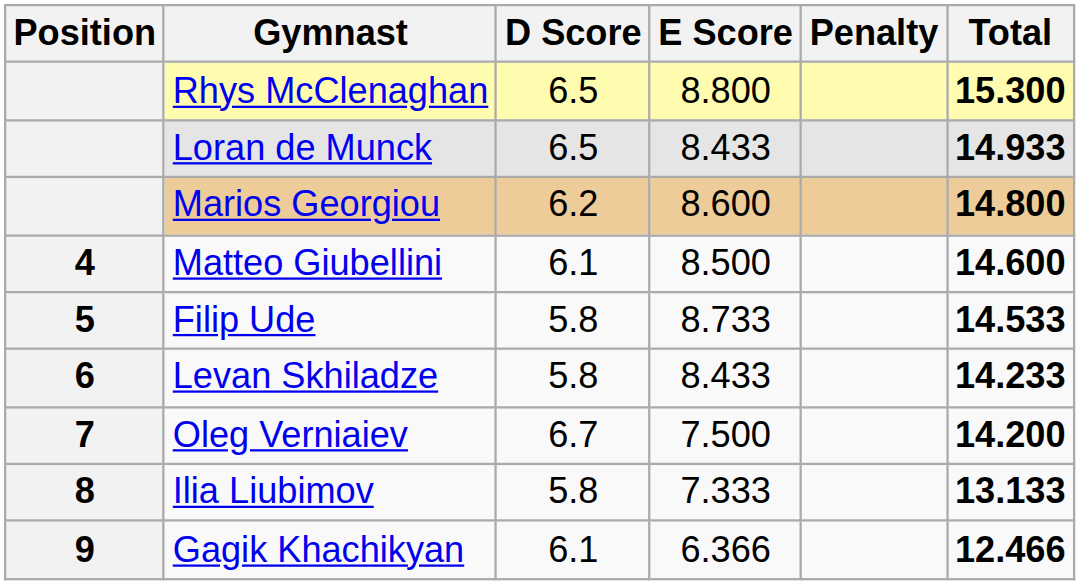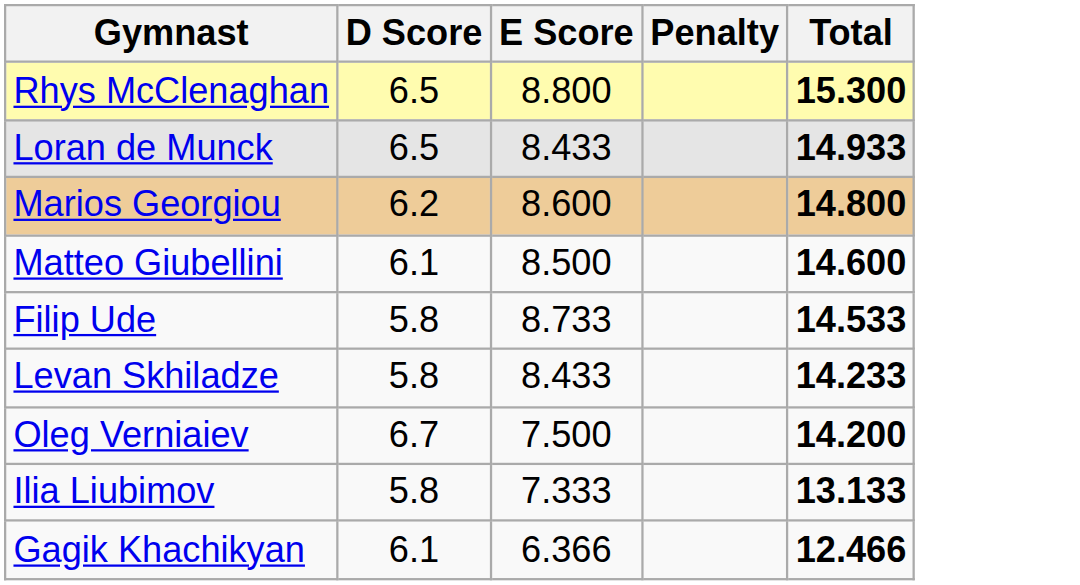- column: (85, 33)
